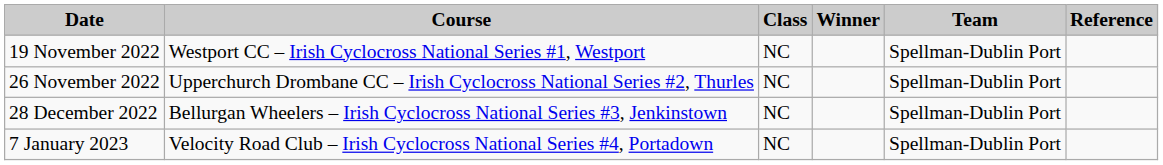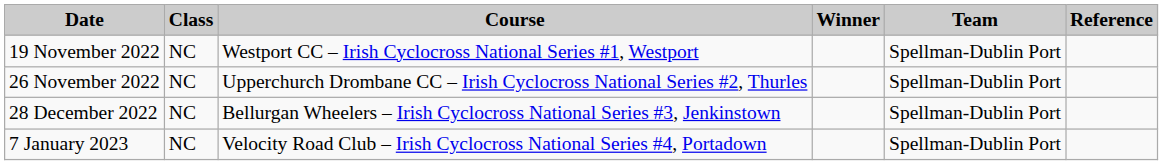columns swapped: (461, 19) <-> (785, 19)
